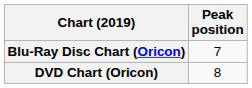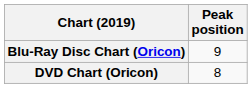(218, 51) 7 -> (218, 51) 9
